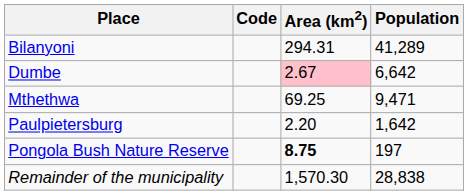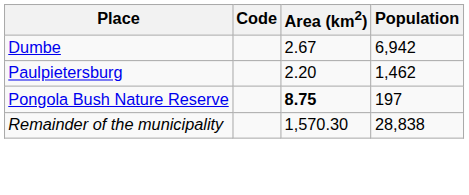- row: (41, 47)
(300, 73) pink background -> (300, 47) no background
(395, 73) 6,642 -> (395, 47) 6,942
- row: (44, 99)
(395, 125) 1,642 -> (395, 73) 1,462
